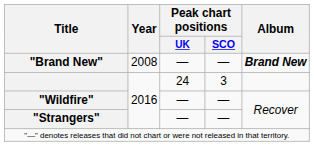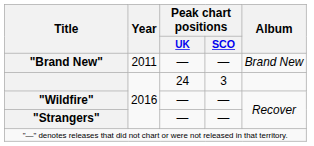(144, 62) 2008 -> (144, 62) 2011
(276, 62) bold -> (274, 62) normal
